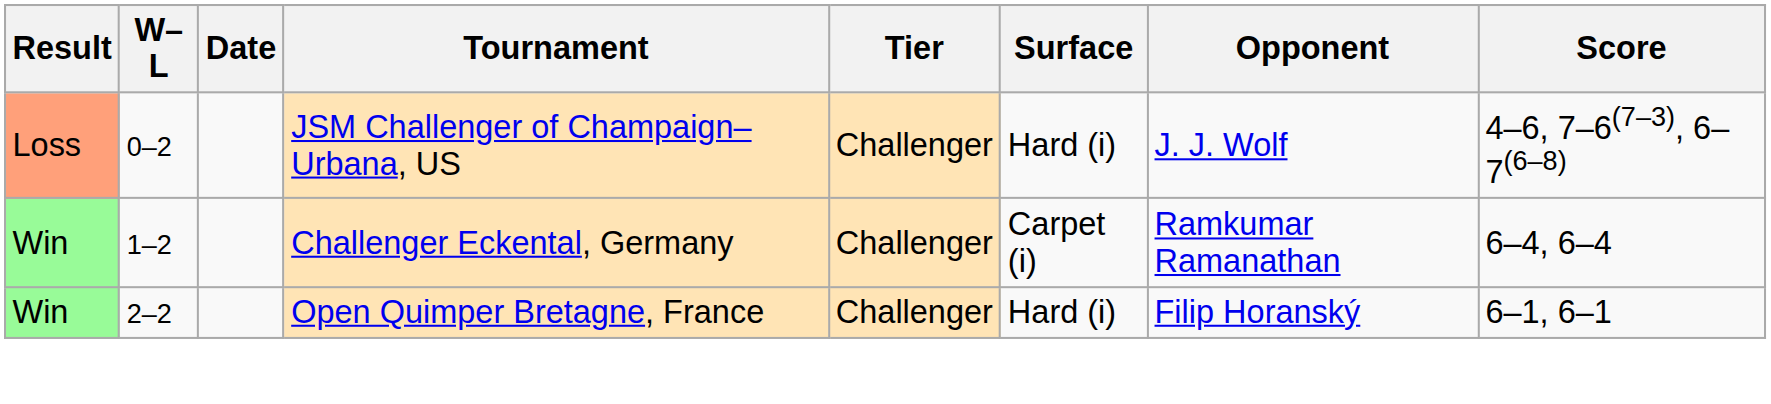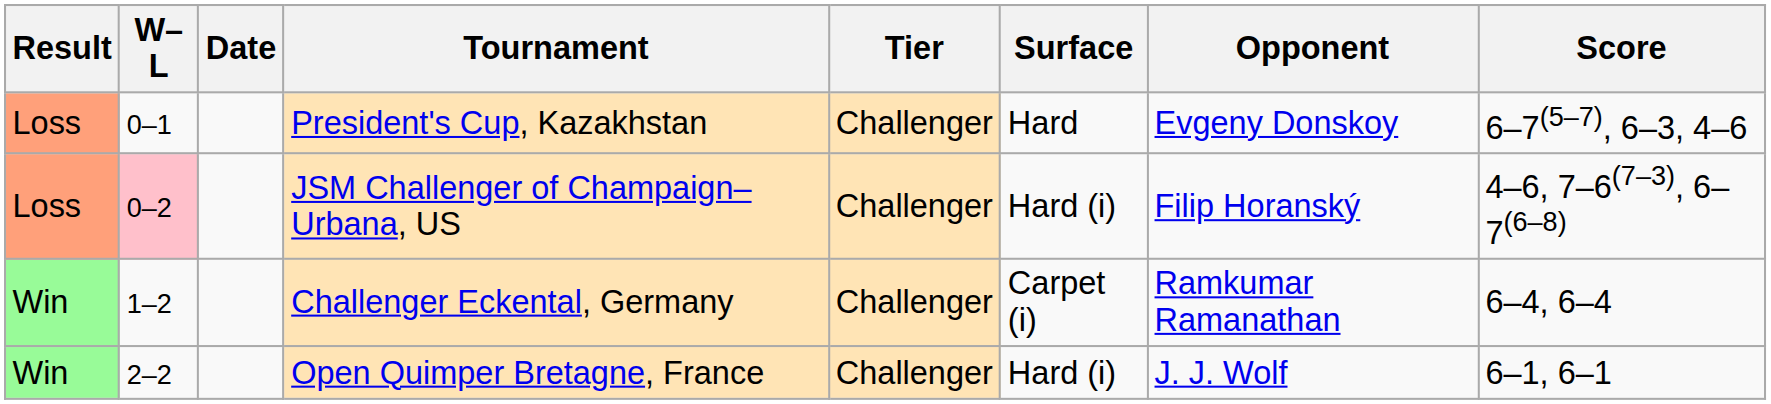+ row: (499, 122)
(149, 147) no background -> (149, 207) pink background
(1221, 145) J. J. Wolf -> (1257, 205) Filip Horanský
(1257, 311) Filip Horanský -> (1221, 372) J. J. Wolf
